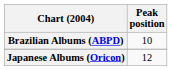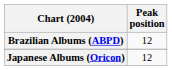(147, 40) 10 -> (147, 40) 12
